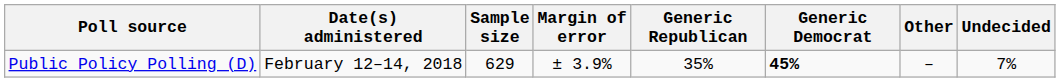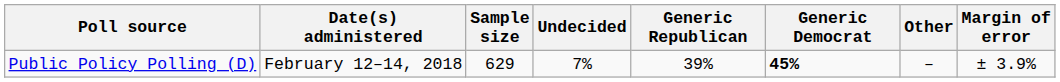columns swapped: (582, 28) <-> (1006, 28)
(698, 64) 35% -> (698, 64) 39%
